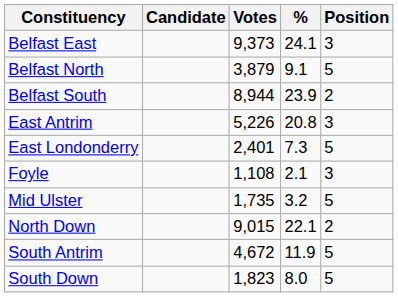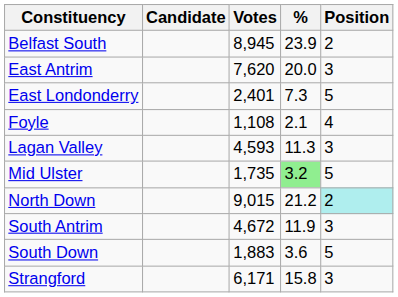- row: (52, 43)
- row: (56, 69)
(254, 95) 8,944 -> (254, 43) 8,945
(254, 122) 5,226 -> (254, 69) 7,620
(301, 122) 20.8 -> (301, 69) 20.0
(329, 174) 3 -> (329, 122) 4
+ row: (55, 148)
(296, 200) no background -> (296, 174) lightgreen background
(301, 226) 22.1 -> (301, 200) 21.2
(329, 226) no background -> (329, 200) paleturquoise background
(329, 252) 5 -> (329, 226) 3
(254, 278) 1,823 -> (254, 252) 1,883
(296, 278) 8.0 -> (296, 252) 3.6
+ row: (47, 278)
